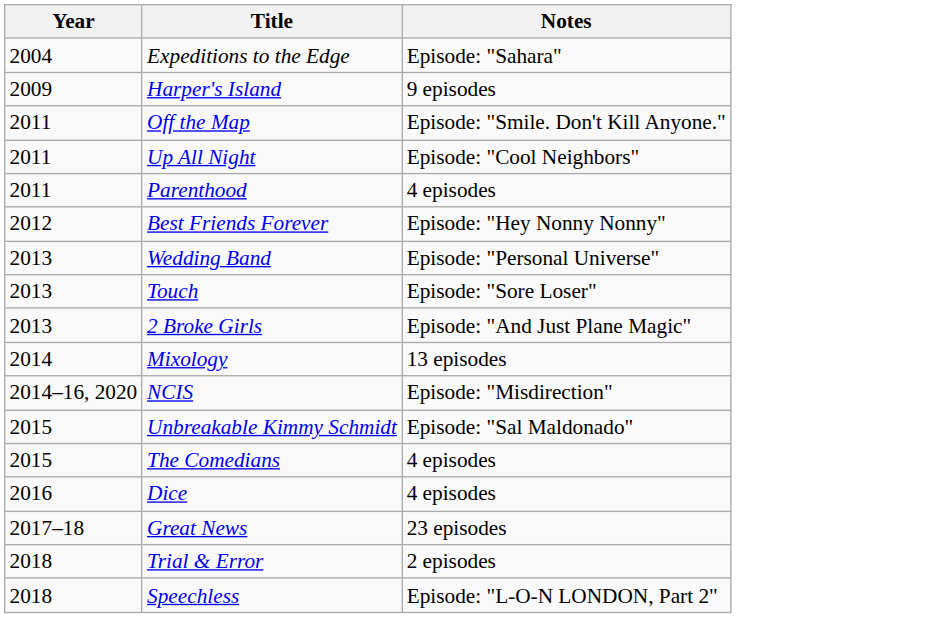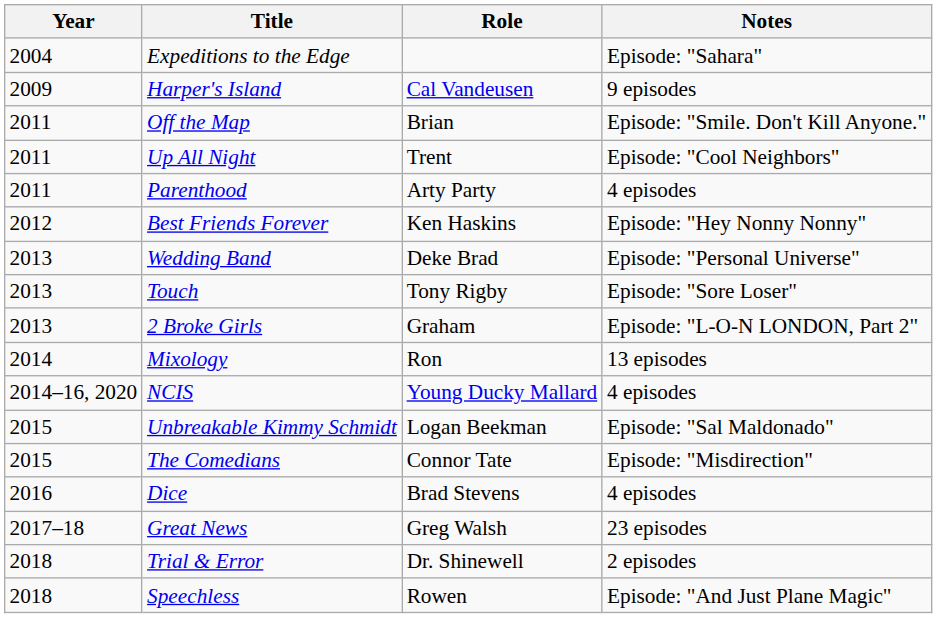+ column: (502, 21)
(549, 325) Episode: "And Just Plane Magic" -> (763, 325) Episode: "L-O-N LONDON, Part 2"
(510, 392) Episode: "Misdirection" -> (652, 392) 4 episodes
(451, 460) 4 episodes -> (710, 460) Episode: "Misdirection"
(562, 595) Episode: "L-O-N LONDON, Part 2" -> (749, 595) Episode: "And Just Plane Magic"
